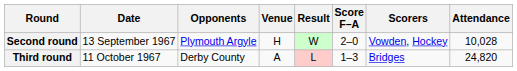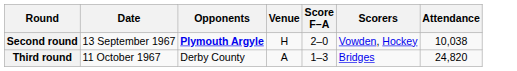- column: (314, 18)
(218, 41) normal -> (222, 41) bold
(481, 41) 10,028 -> (451, 41) 10,038
